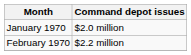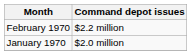rows swapped: (36, 27) <-> (38, 43)
